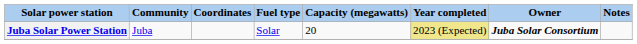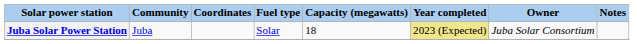(311, 30) 20 -> (311, 30) 18
(545, 30) bold -> (543, 30) normal
